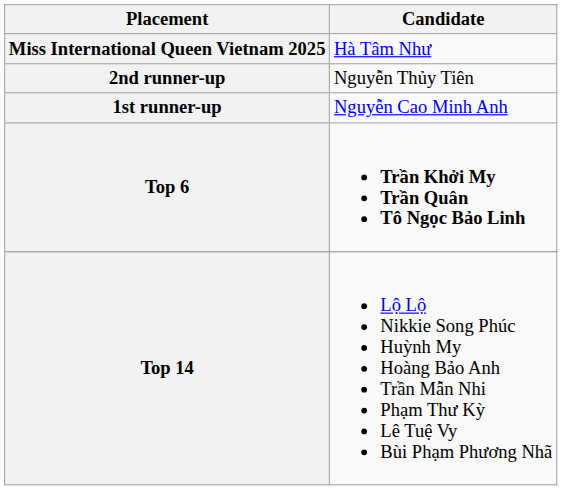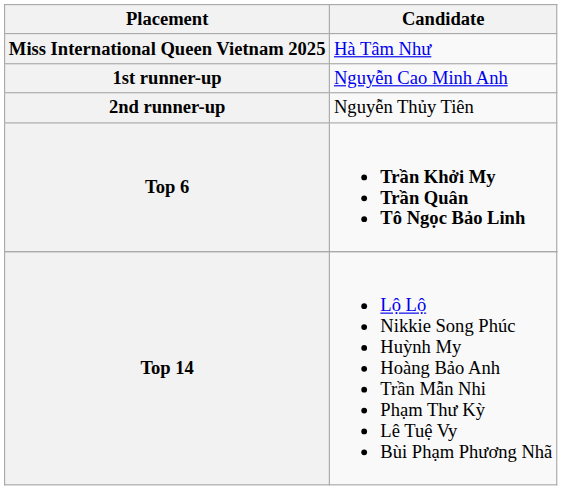rows swapped: (167, 107) <-> (167, 78)
